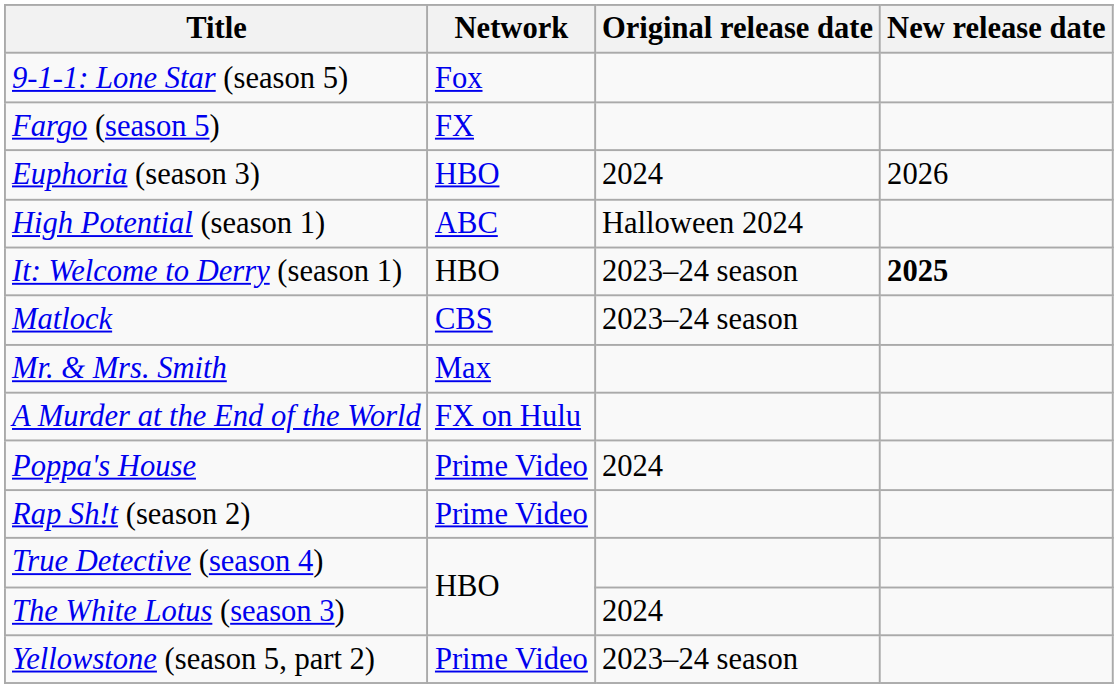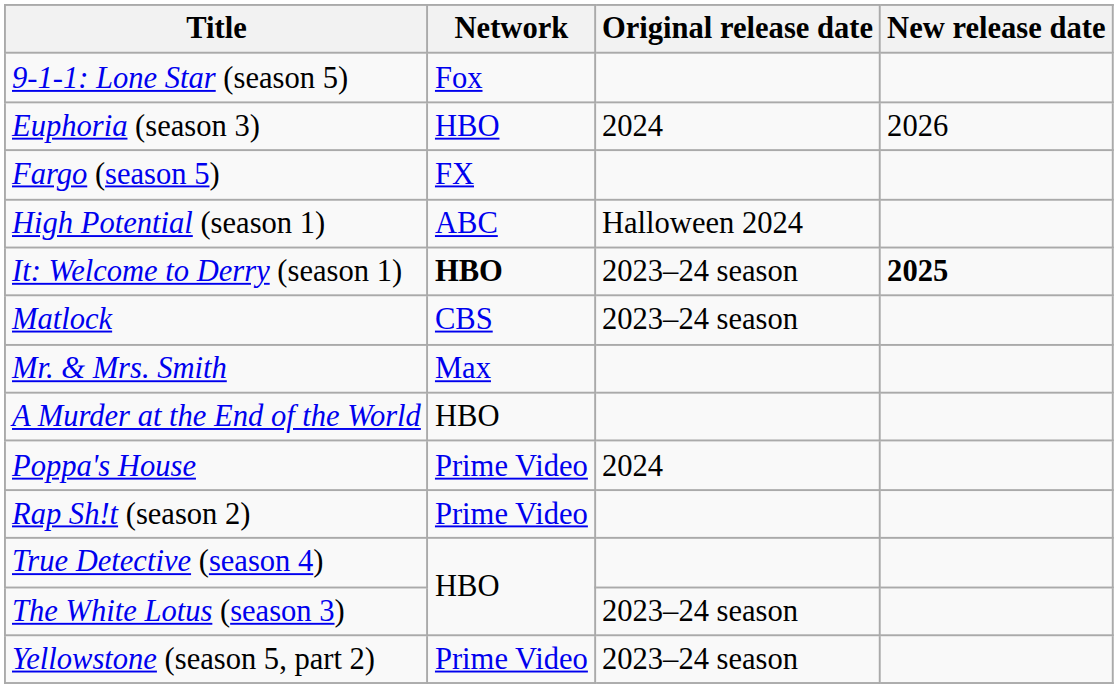rows swapped: (136, 174) <-> (116, 125)
(467, 271) normal -> (469, 271) bold
(508, 416) FX on Hulu -> (467, 416) HBO
(633, 610) 2024 -> (700, 610) 2023–24 season
